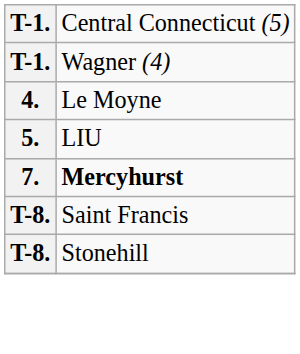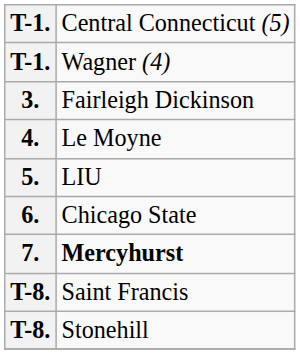+ row: (158, 100)
+ row: (129, 215)
